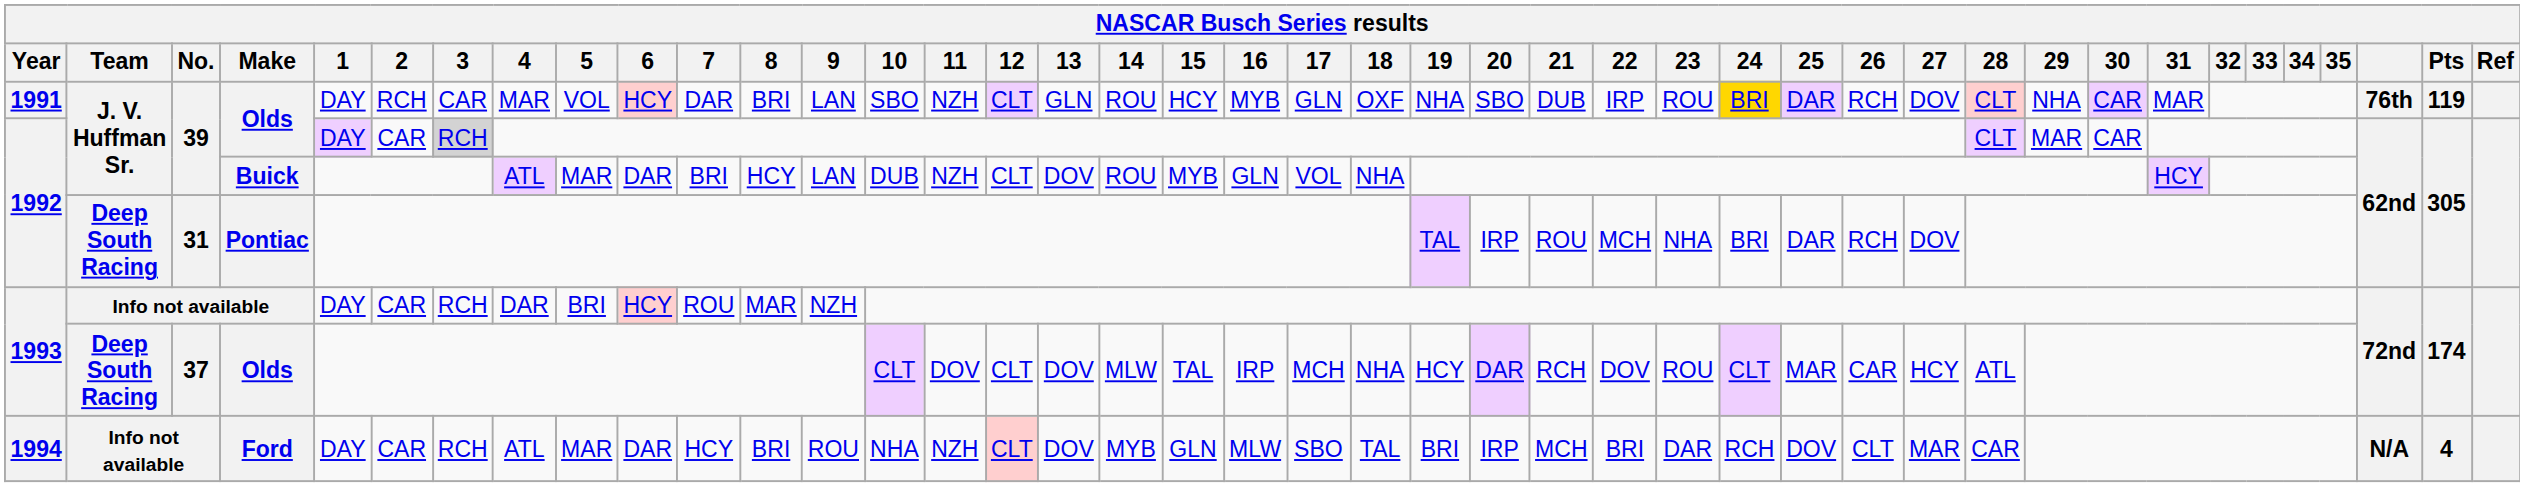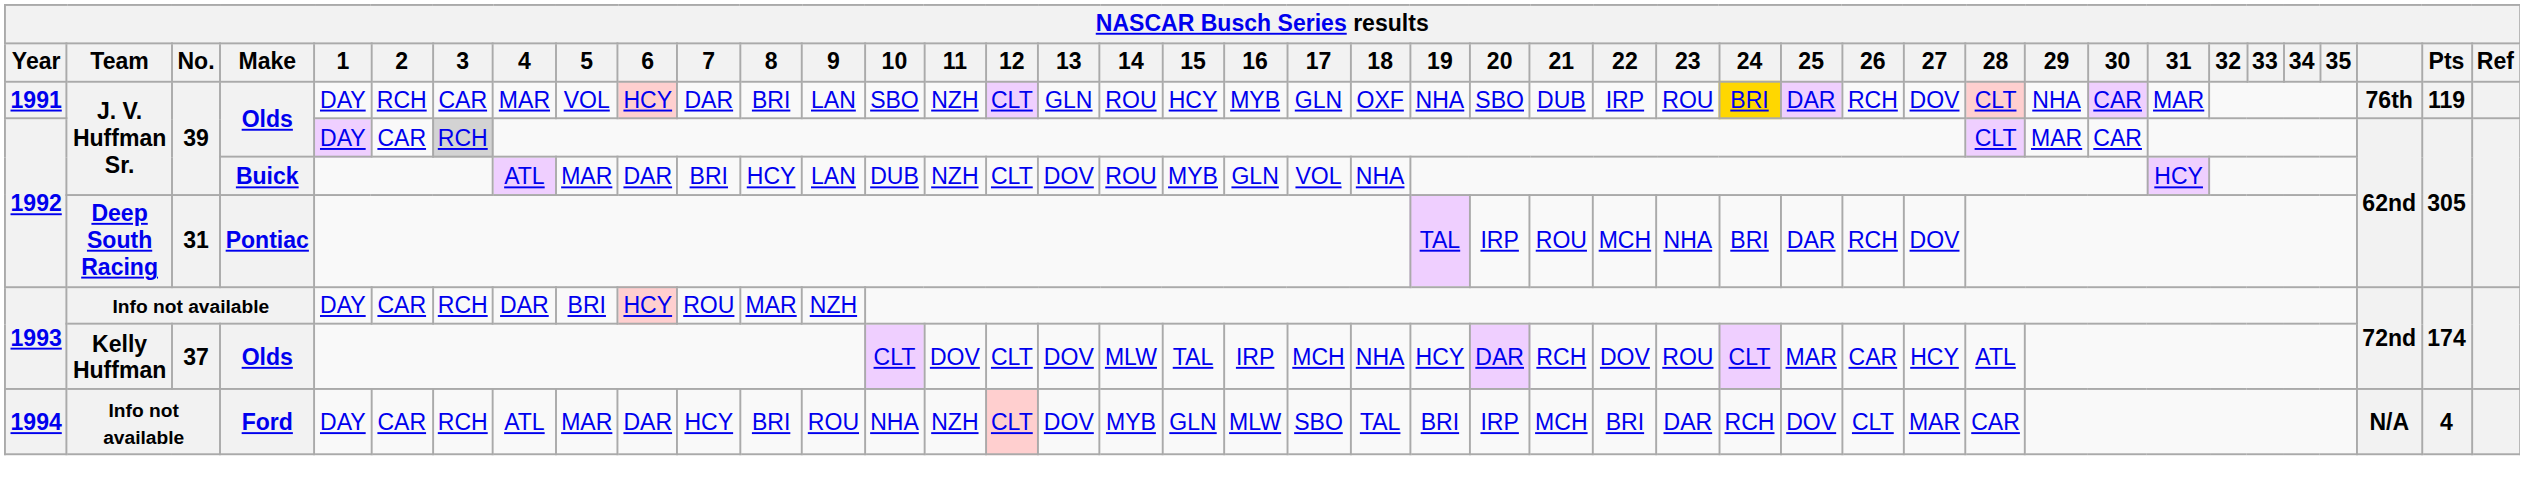(120, 370) Deep South Racing -> (120, 357) Kelly Huffman
